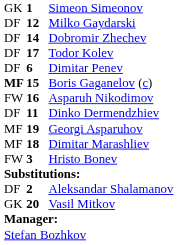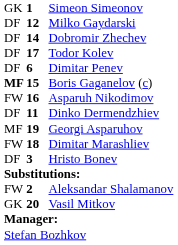(13, 143) MF -> (14, 143) FW
(14, 158) FW -> (12, 158) DF
(12, 189) DF -> (14, 189) FW
